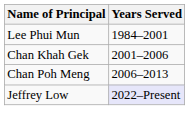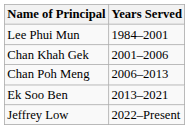+ row: (38, 94)
(146, 94) lavender background -> (146, 114) no background
